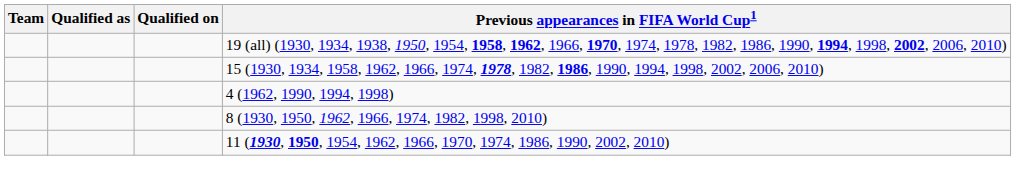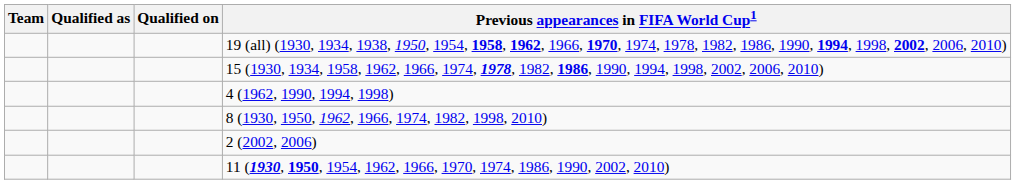+ row: (271, 142)
